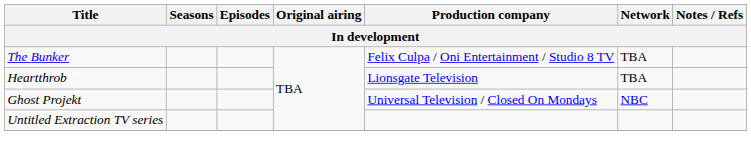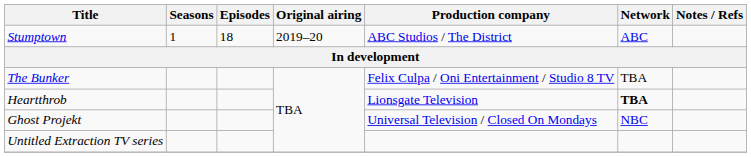+ row: (37, 36)
(634, 78) normal -> (634, 99) bold
